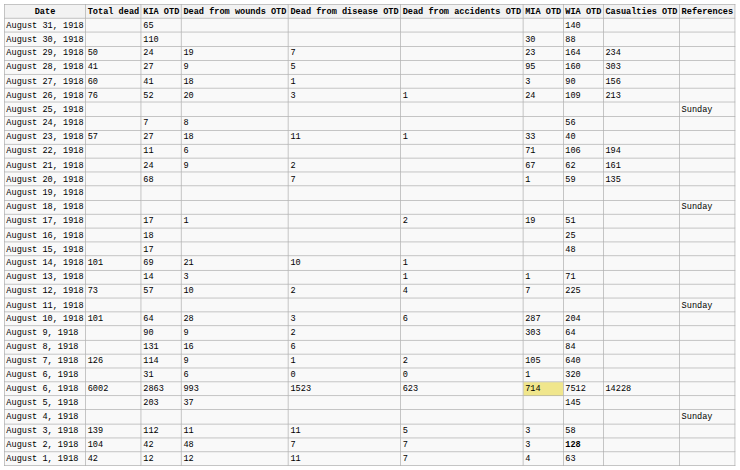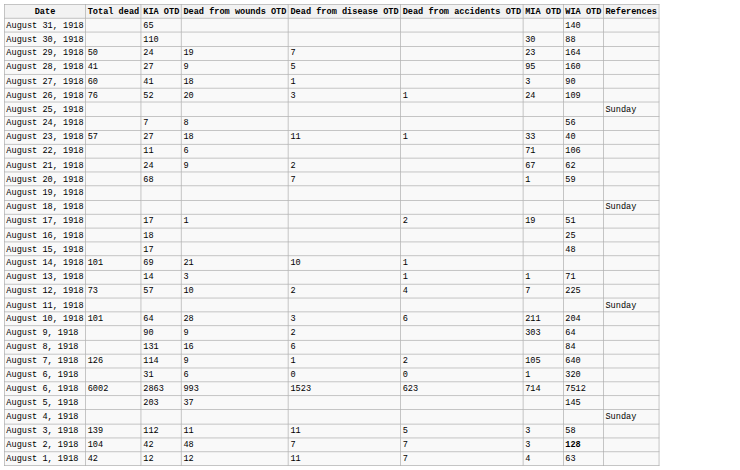- column: (641, 11)
(533, 319) 287 -> (533, 319) 211
(533, 389) khaki background -> (533, 389) no background
